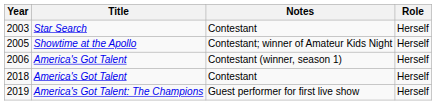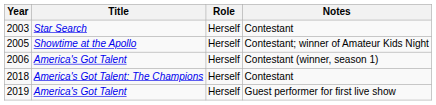columns swapped: (413, 12) <-> (300, 12)
(80, 76) America's Got Talent -> (119, 76) America's Got Talent: The Champions
(119, 92) America's Got Talent: The Champions -> (80, 92) America's Got Talent
